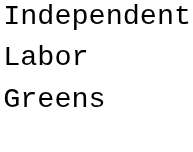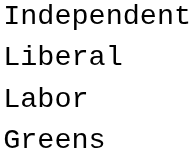+ row: (63, 58)
